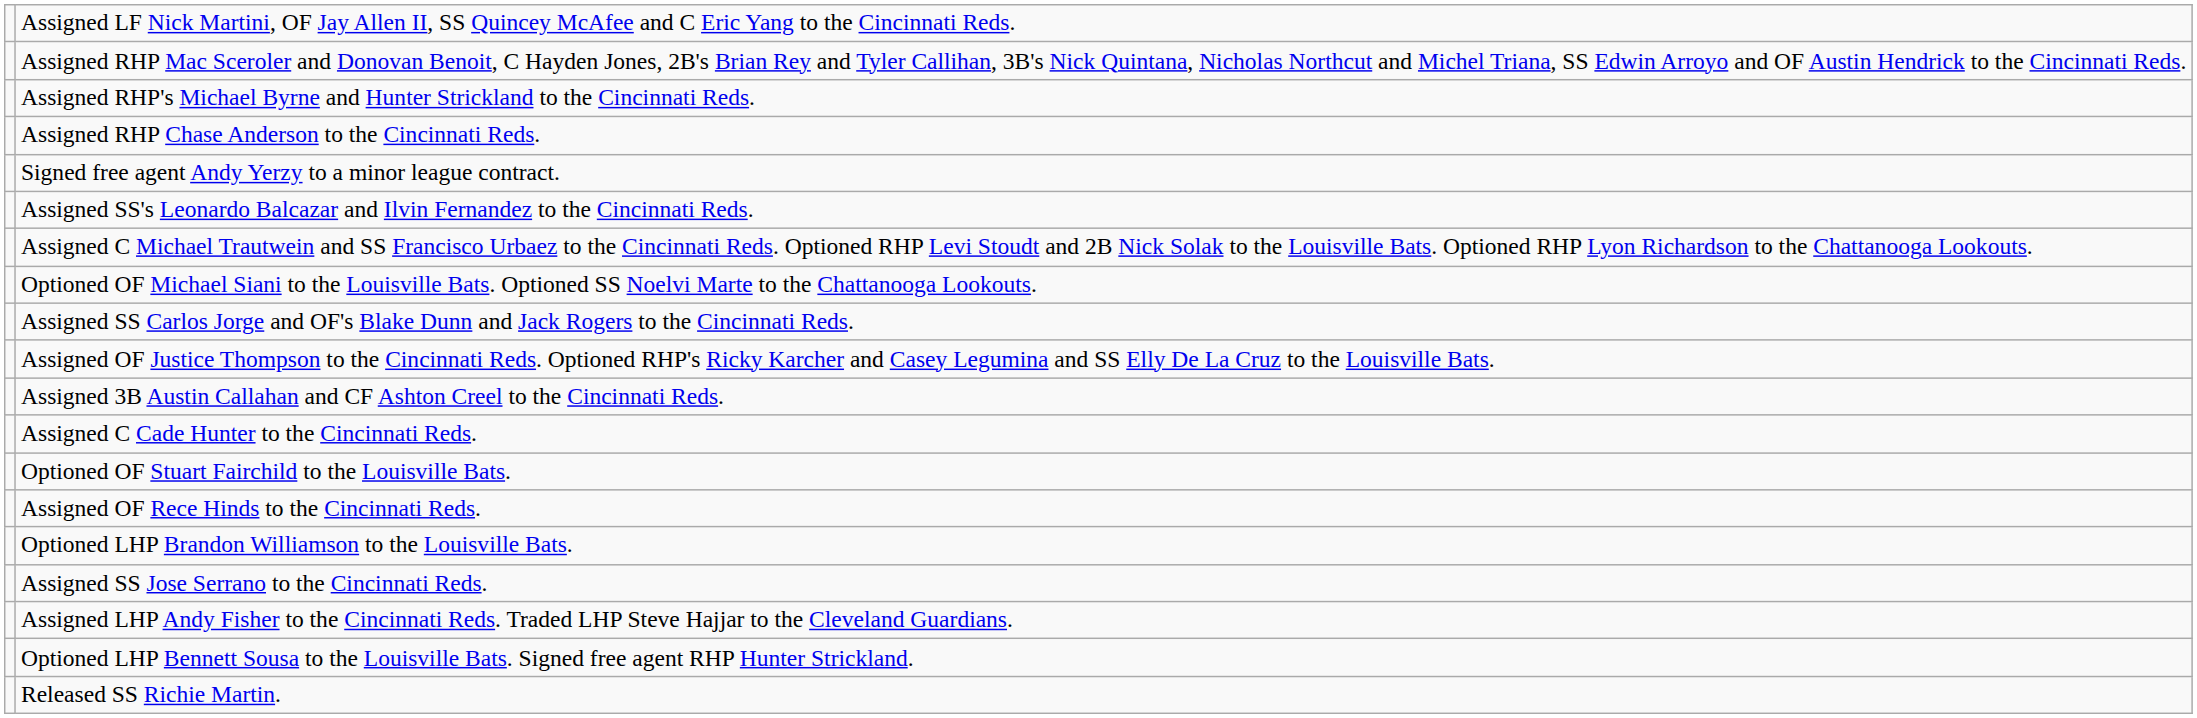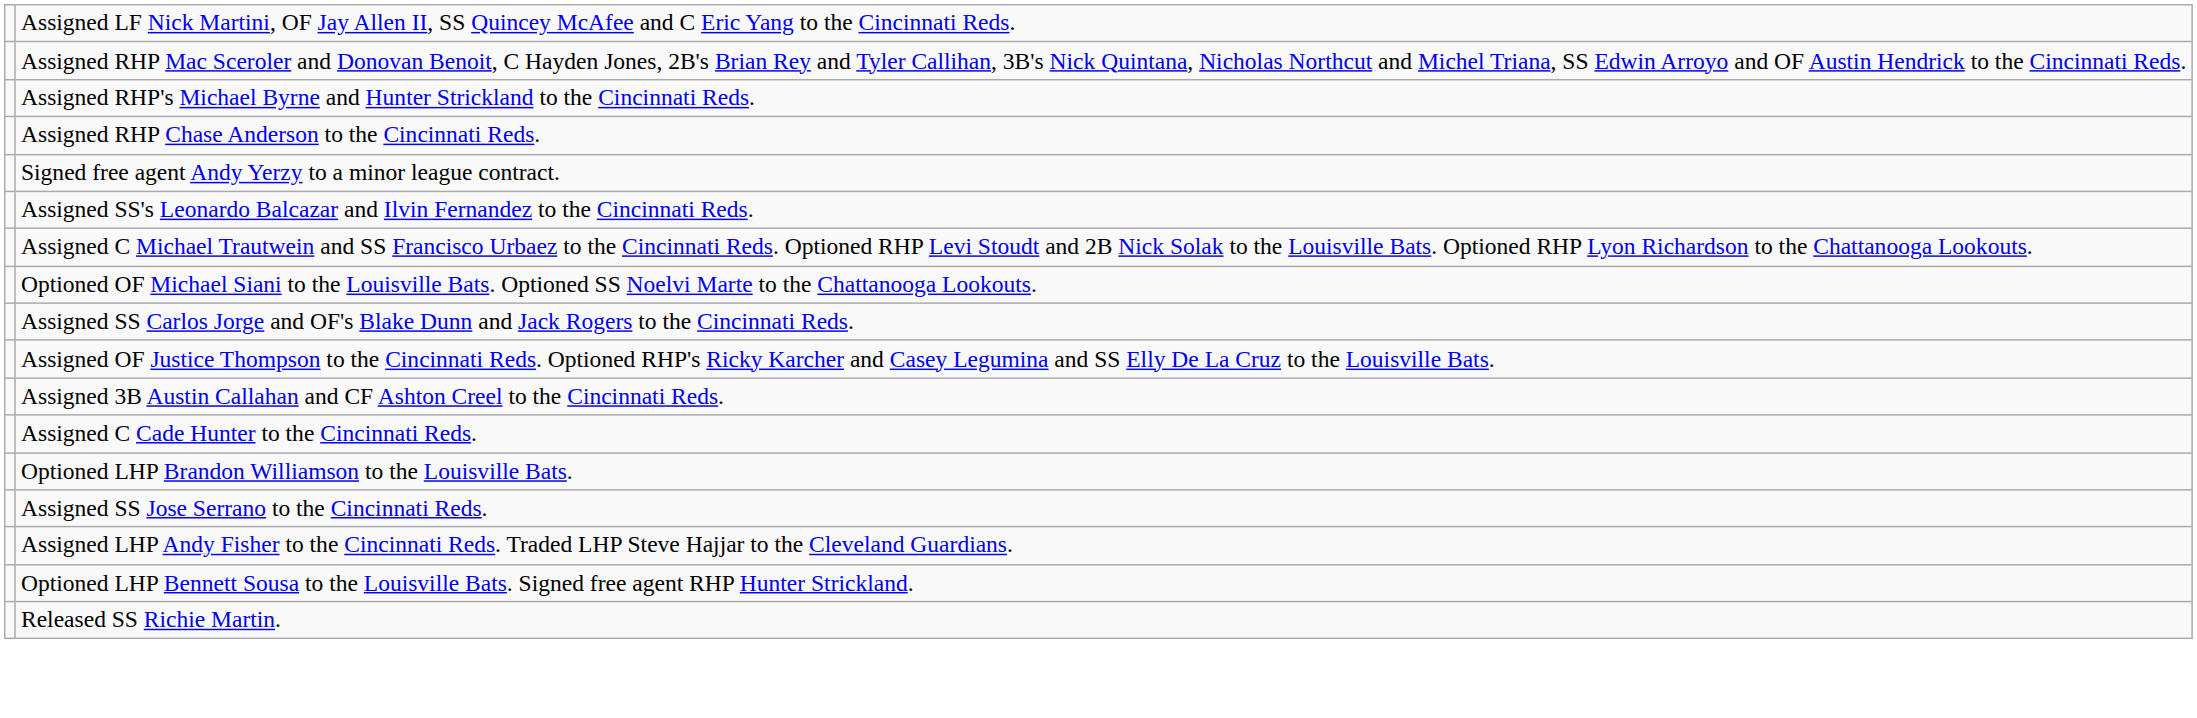- row: (266, 470)
- row: (251, 508)
